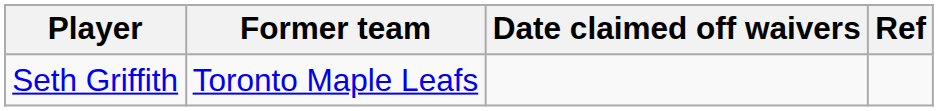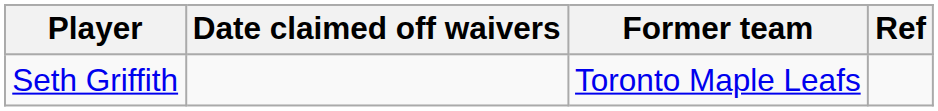columns swapped: (335, 29) <-> (677, 29)
